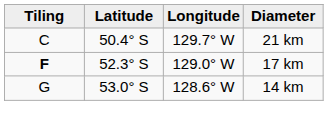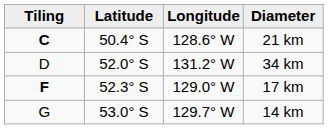(44, 40) normal -> (44, 40) bold
(203, 40) 129.7° W -> (203, 40) 128.6° W
+ row: (283, 64)
(203, 87) 128.6° W -> (203, 111) 129.7° W
